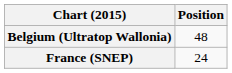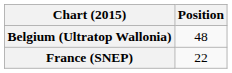(201, 57) 24 -> (201, 57) 22
